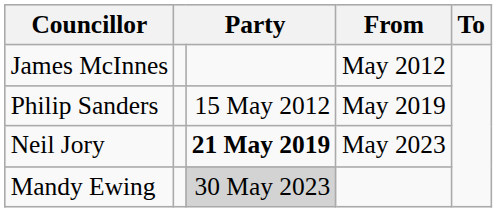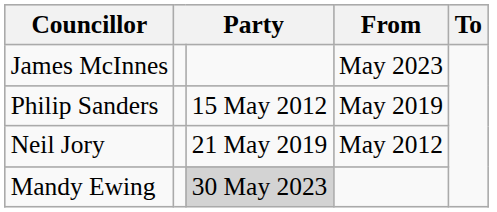(394, 65) May 2012 -> (391, 65) May 2023
(261, 145) bold -> (260, 145) normal
(394, 145) May 2023 -> (391, 145) May 2012
